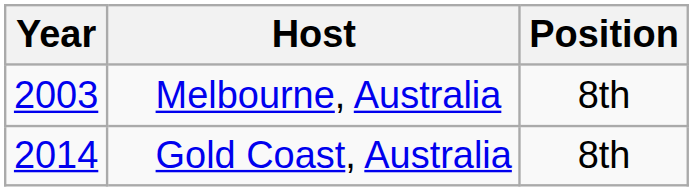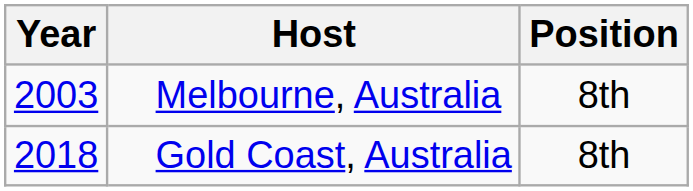(56, 154) 2014 -> (56, 154) 2018
